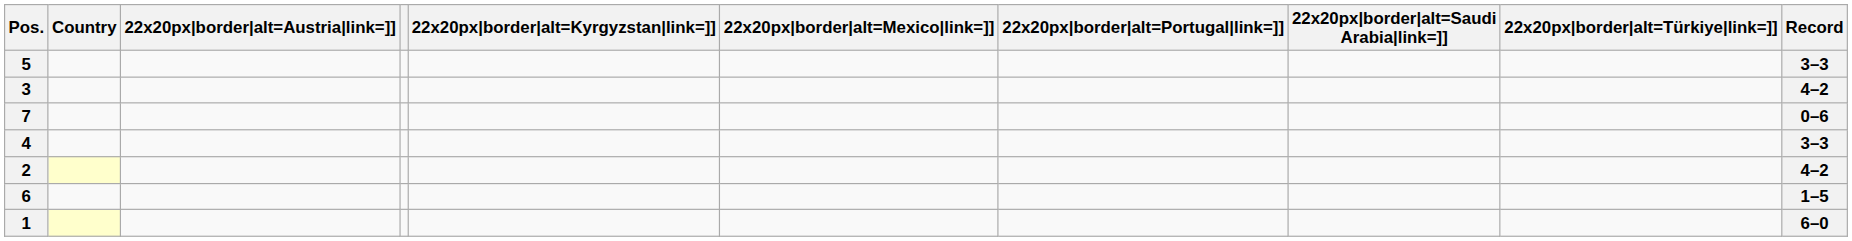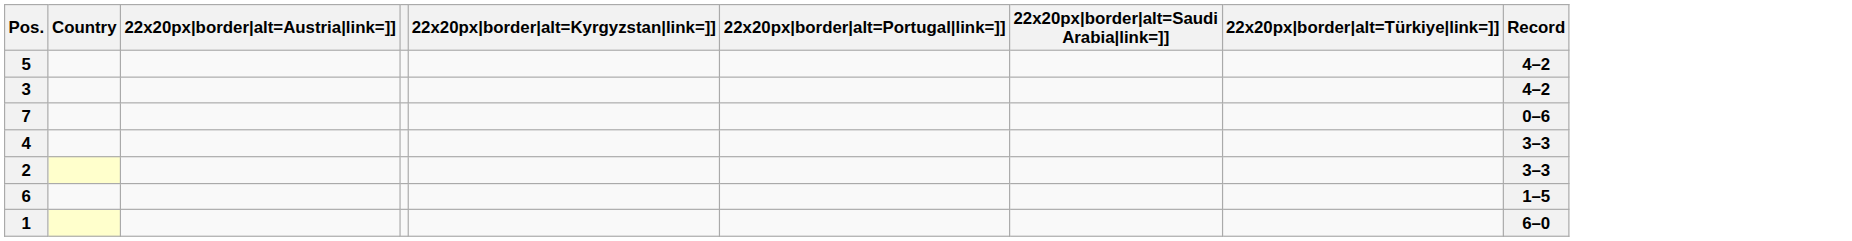- column: (859, 28)
(1815, 64) 3–3 -> (1536, 64) 4–2
(1815, 170) 4–2 -> (1536, 170) 3–3
